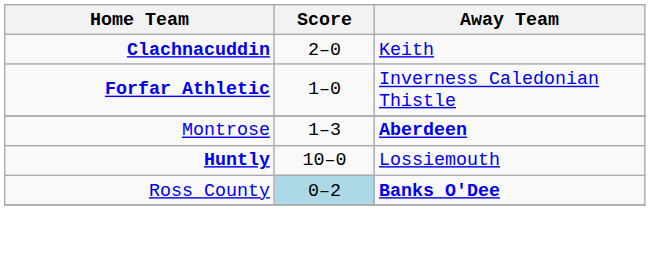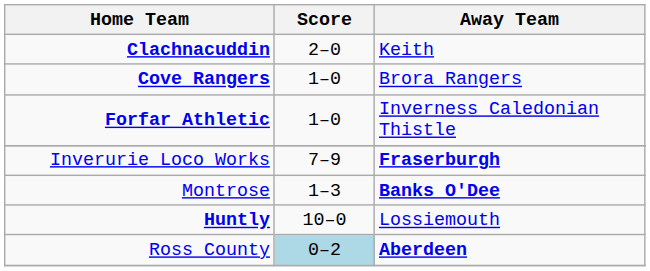+ row: (204, 79)
+ row: (160, 160)
(423, 130) Aberdeen -> (440, 190) Banks O'Dee
(440, 190) Banks O'Dee -> (423, 250) Aberdeen
